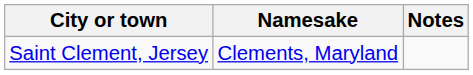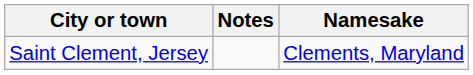columns swapped: (308, 20) <-> (436, 20)
